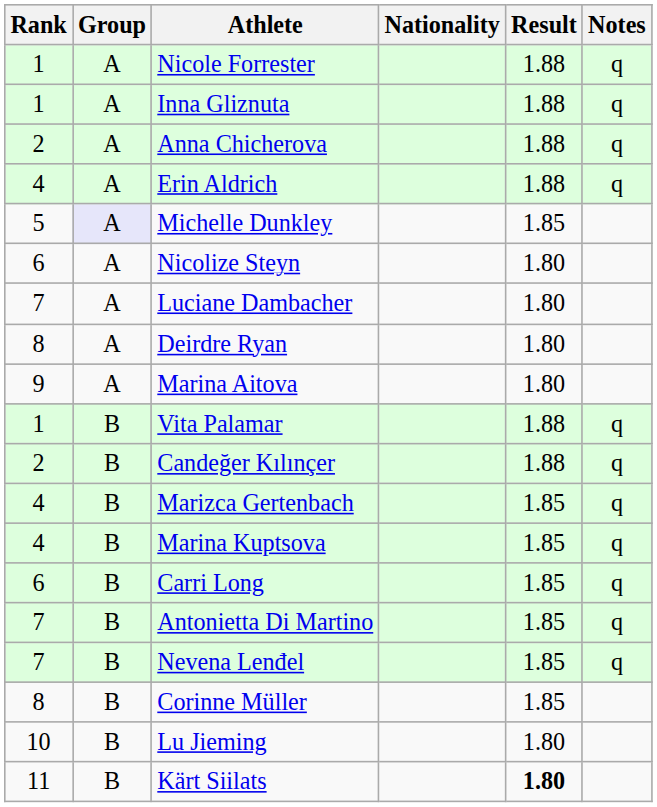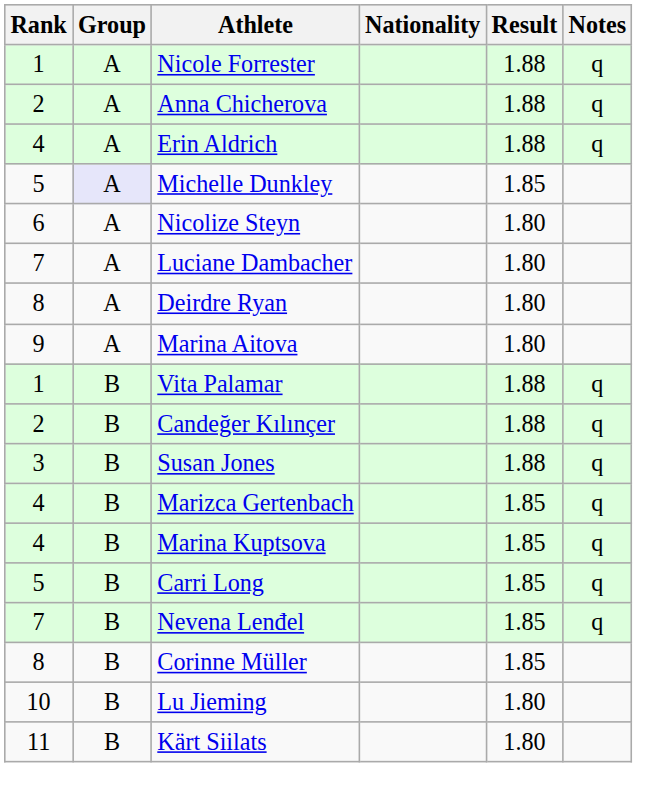- row: (223, 104)
+ row: (216, 462)
(39, 582) 6 -> (39, 582) 5
- row: (265, 622)
(544, 781) bold -> (524, 741) normal
